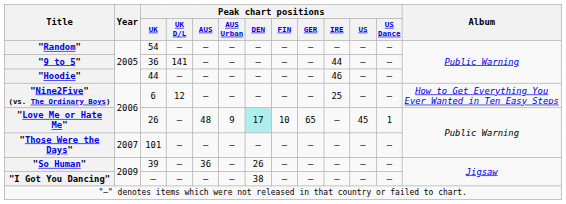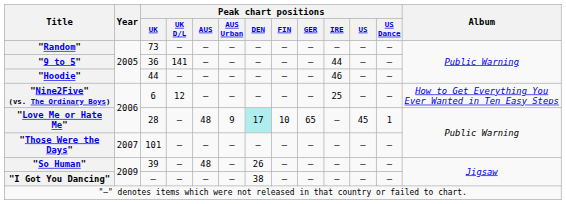(153, 47) 54 -> (153, 47) 73
(153, 120) 26 -> (153, 120) 28
(206, 164) 36 -> (206, 164) 48
